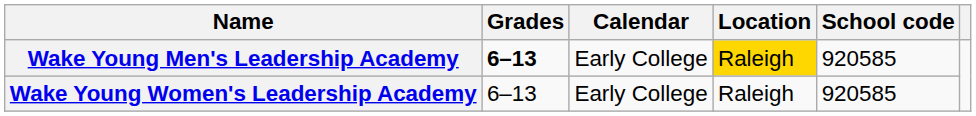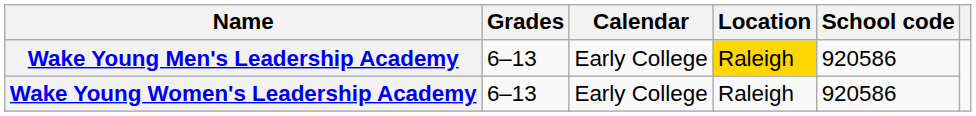(512, 57) bold -> (512, 57) normal
(859, 57) 920585 -> (859, 57) 920586
(859, 93) 920585 -> (859, 93) 920586
